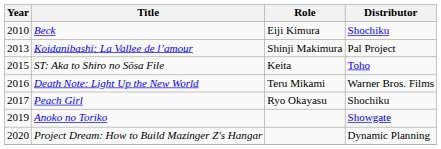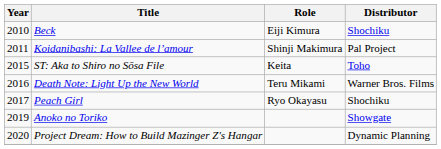(18, 48) 2013 -> (18, 48) 2011
